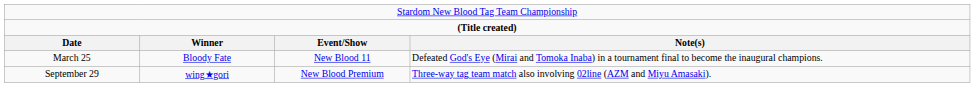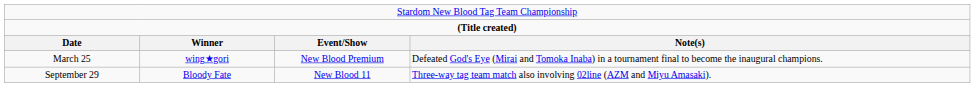(207, 58) Bloody Fate -> (207, 59) wing★gori
(342, 58) New Blood 11 -> (342, 58) New Blood Premium
(207, 74) wing★gori -> (207, 74) Bloody Fate
(342, 74) New Blood Premium -> (342, 74) New Blood 11
